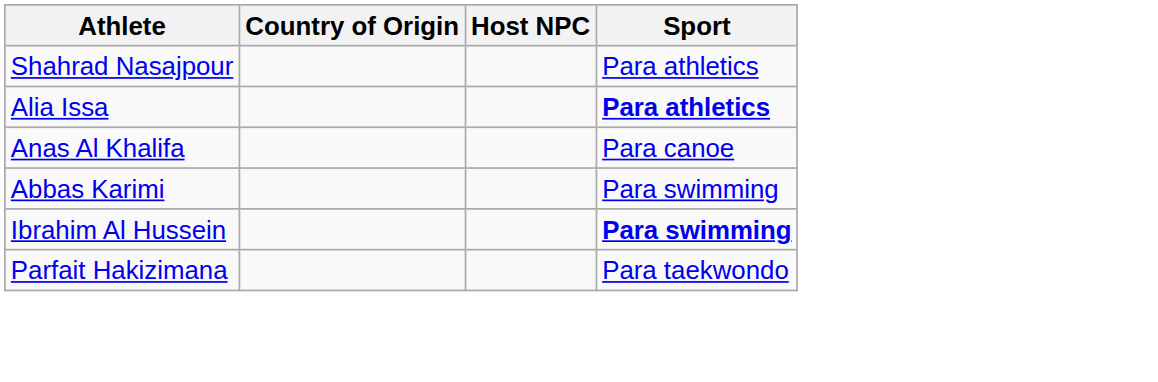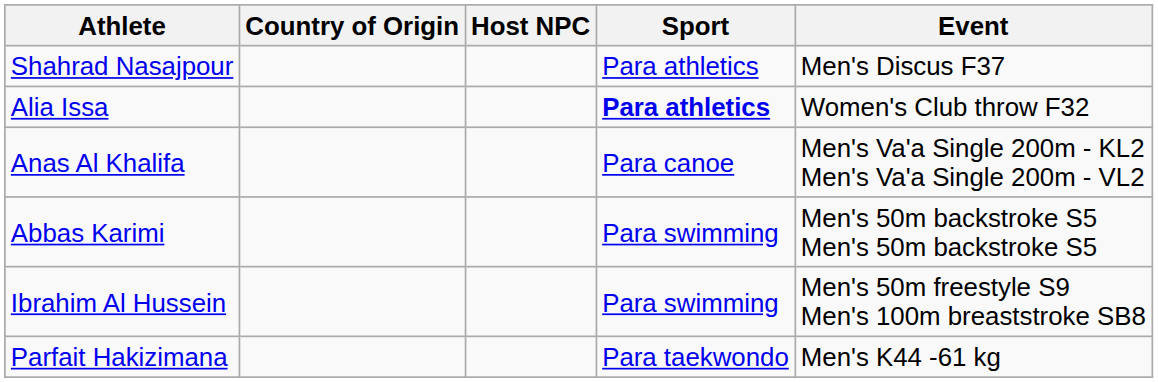+ column: (973, 25)
(697, 230) bold -> (690, 302) normal
